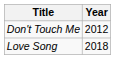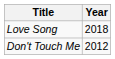rows swapped: (43, 29) <-> (32, 46)
